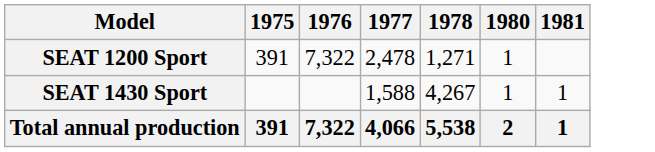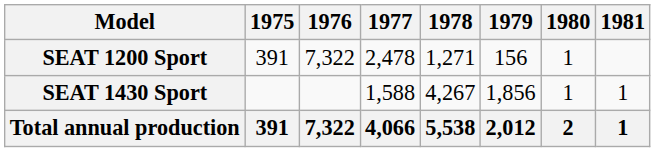+ column: (511, 22)
